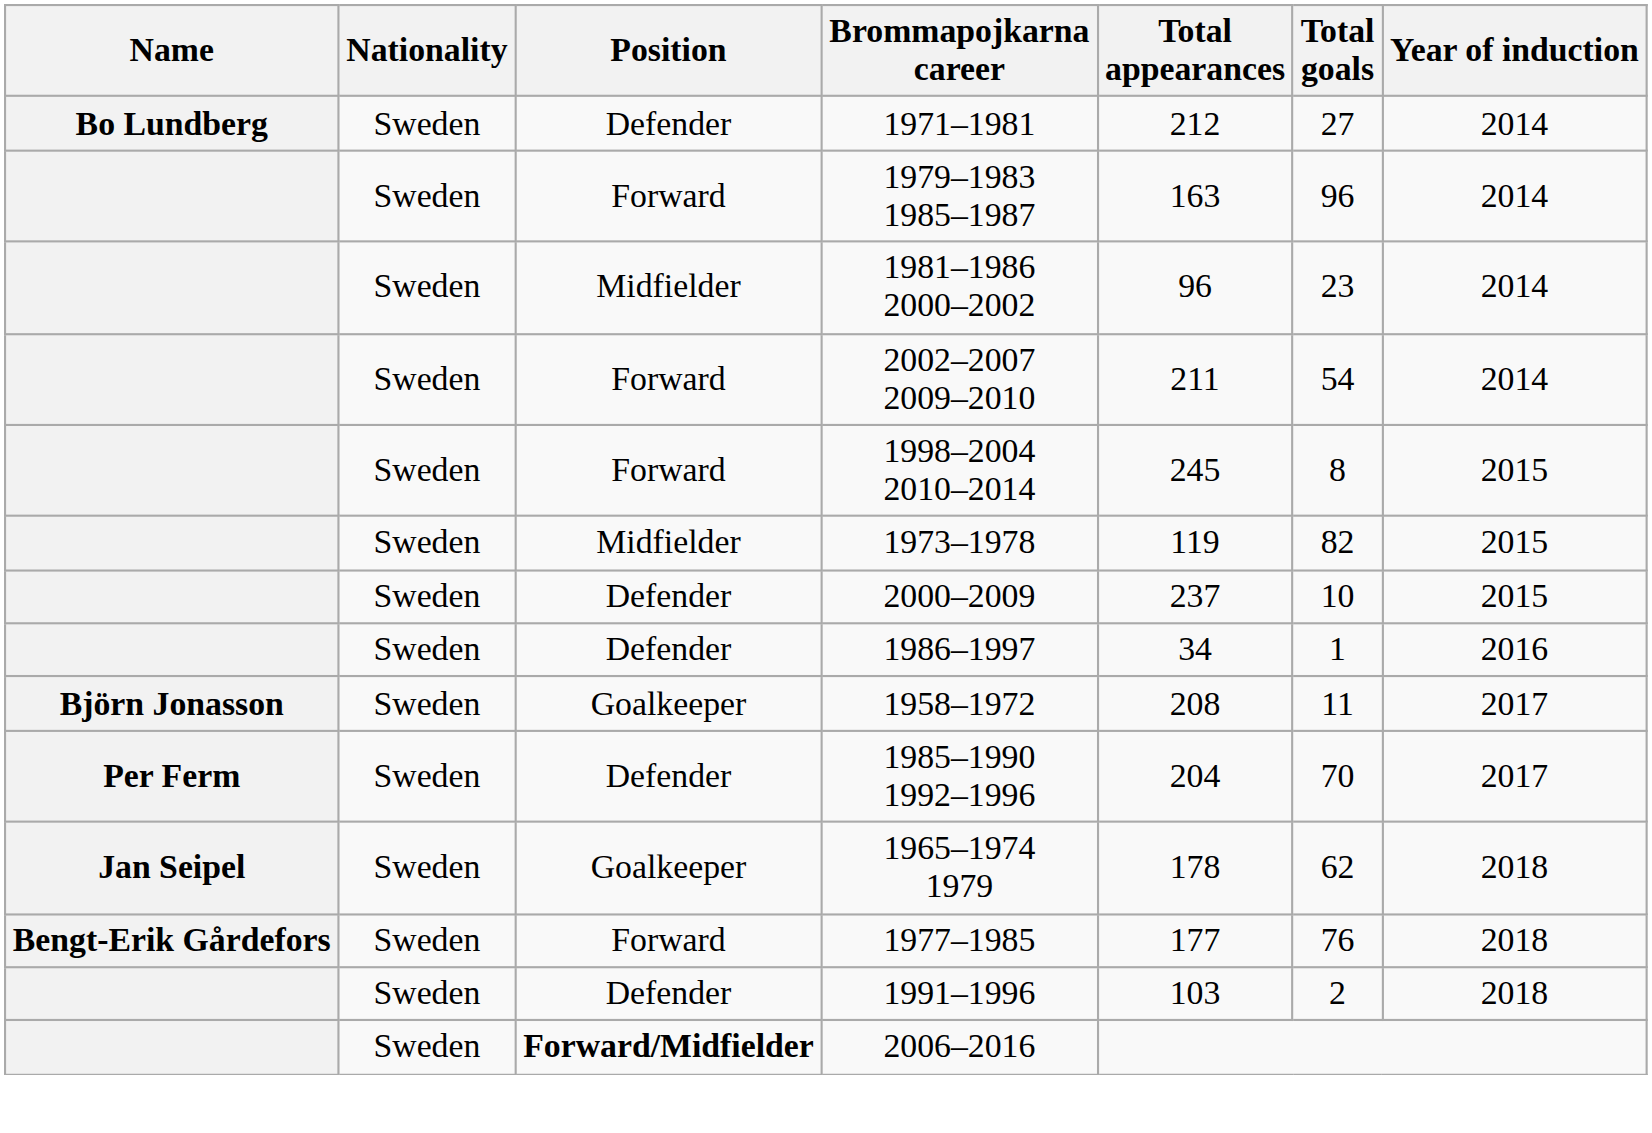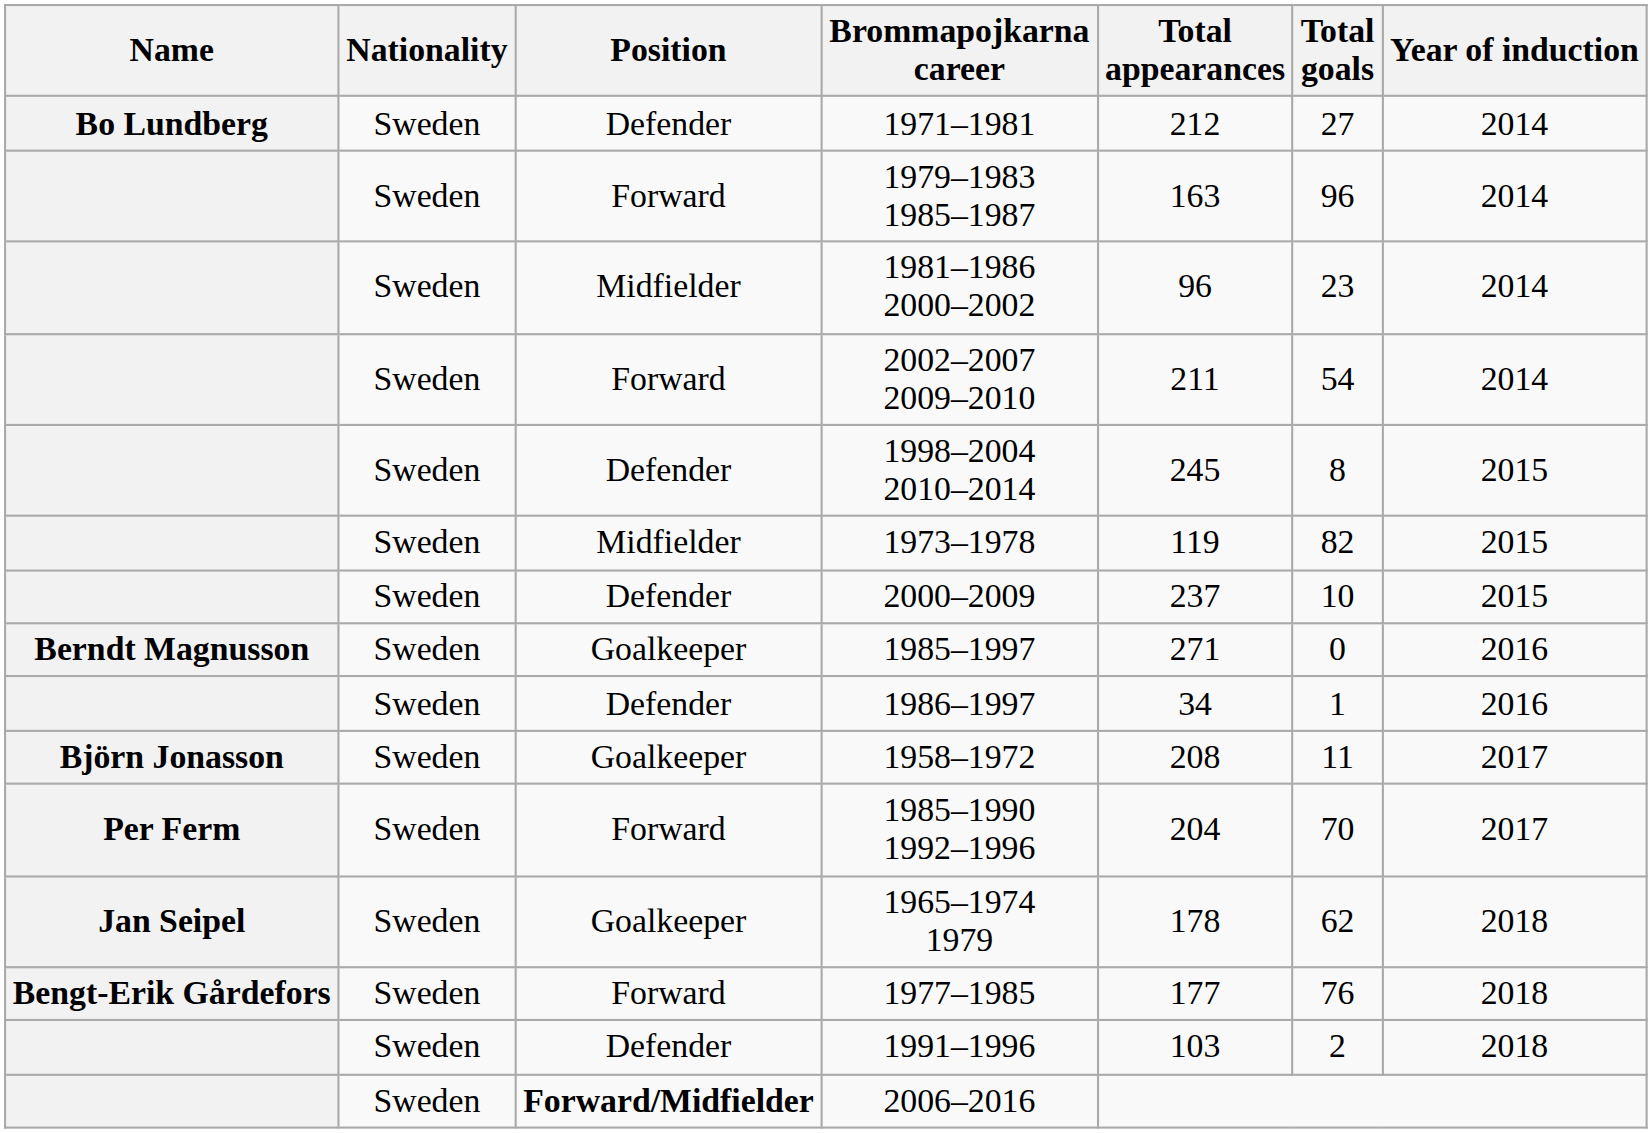(668, 469) Forward -> (668, 469) Defender
+ row: (959, 649)
(668, 775) Defender -> (668, 829) Forward
